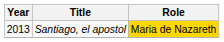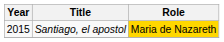(18, 29) 2013 -> (18, 29) 2015
